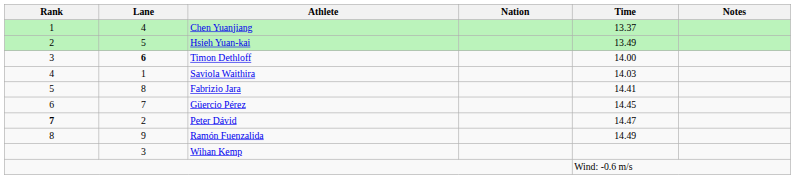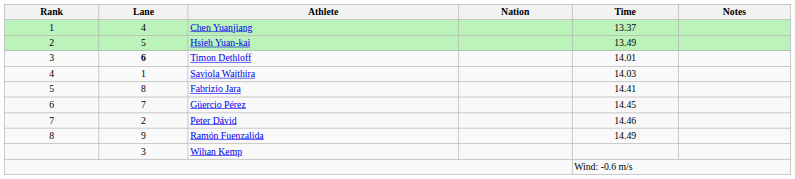(625, 58) 14.00 -> (625, 58) 14.01
(52, 120) bold -> (52, 120) normal
(625, 120) 14.47 -> (625, 120) 14.46
